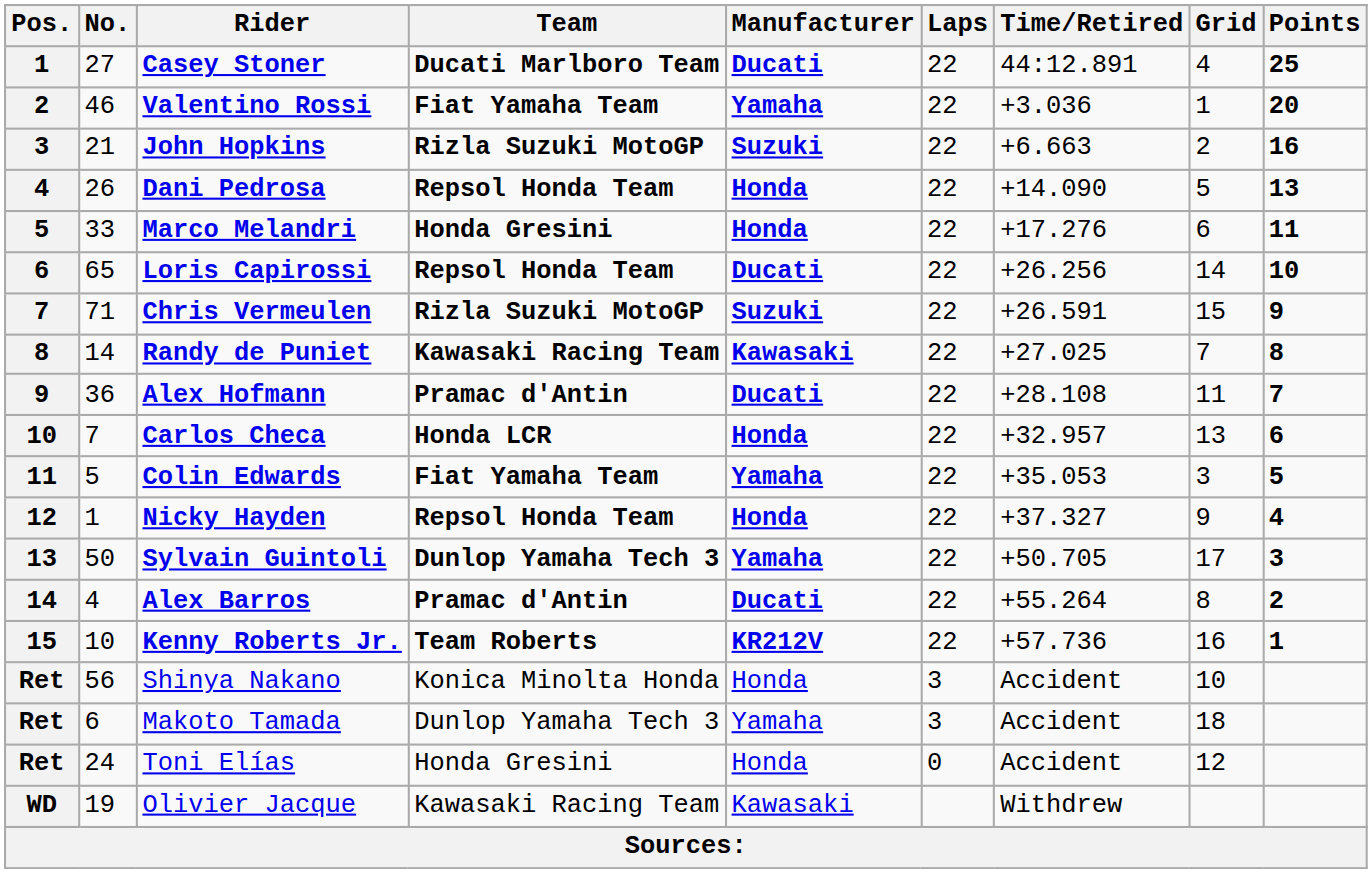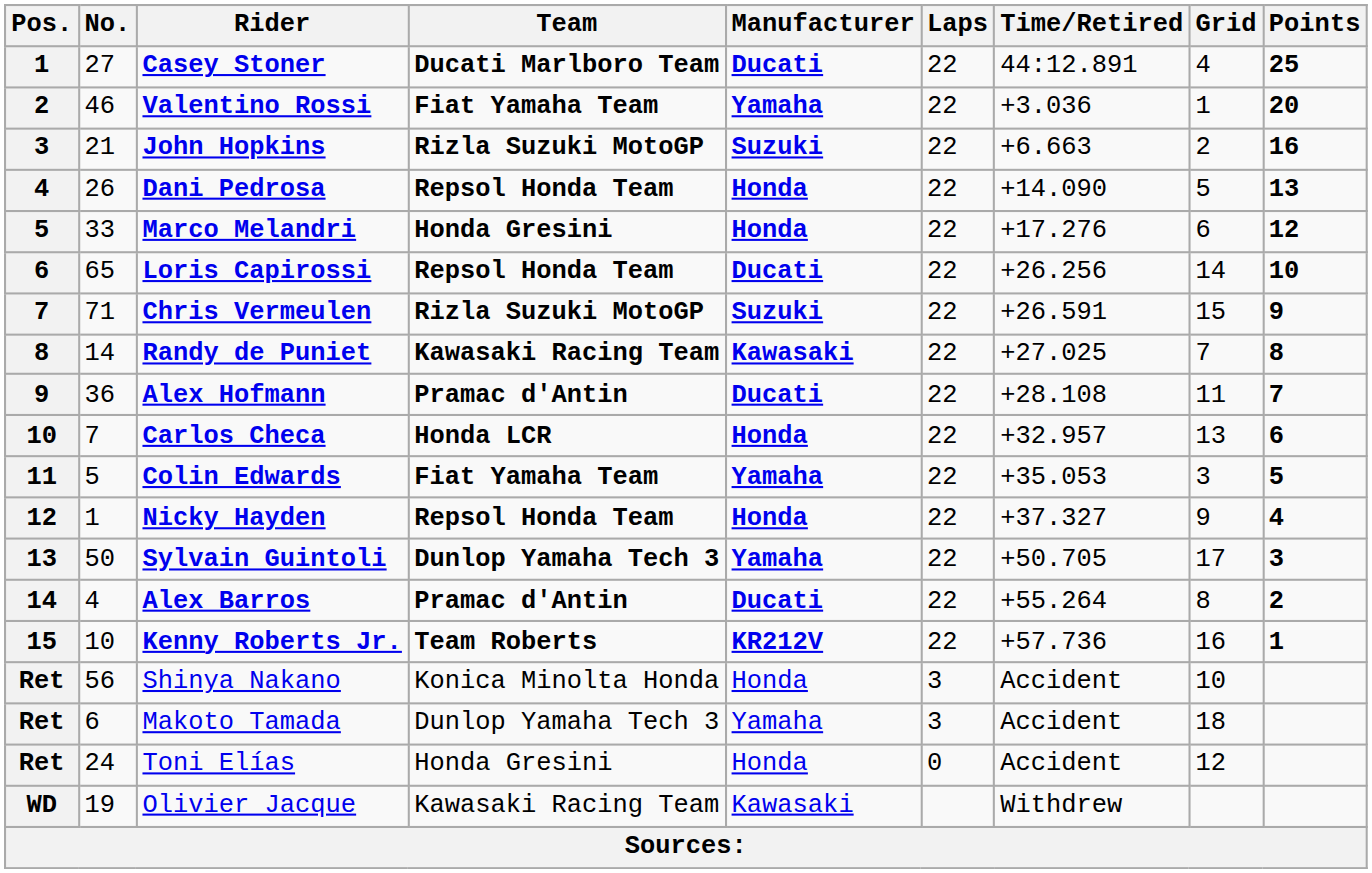(1284, 231) 11 -> (1284, 231) 12
